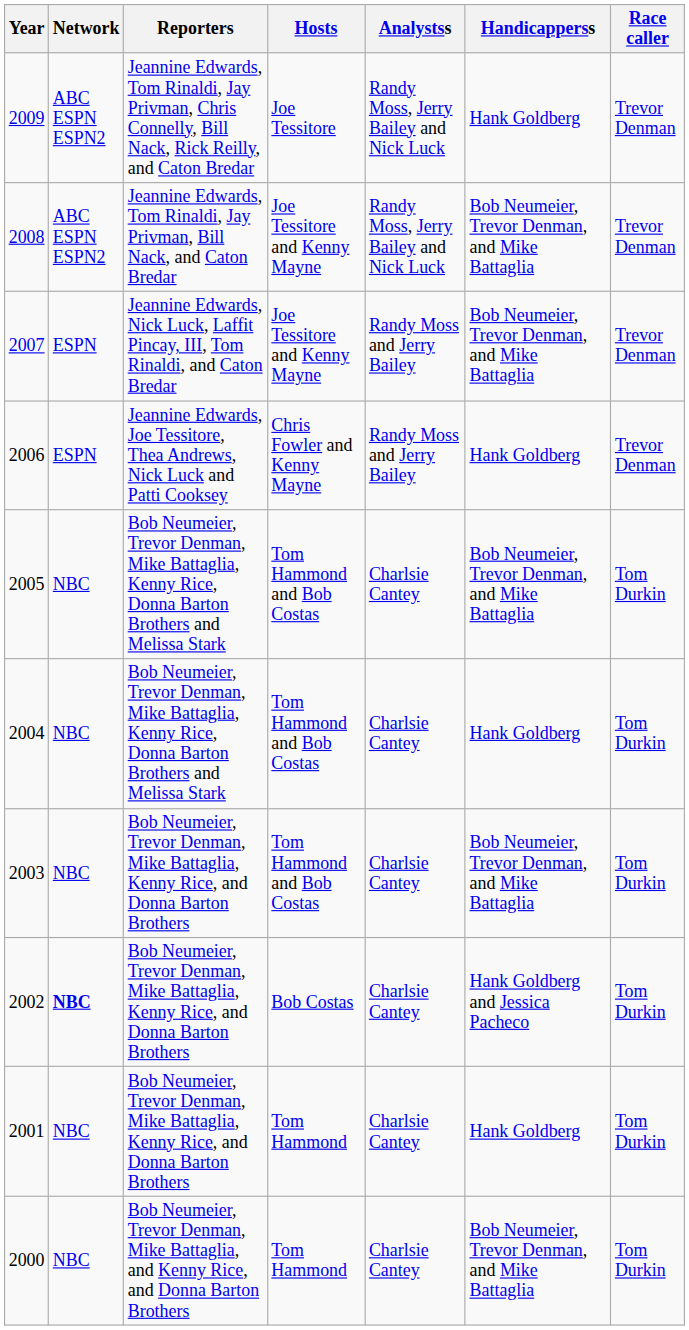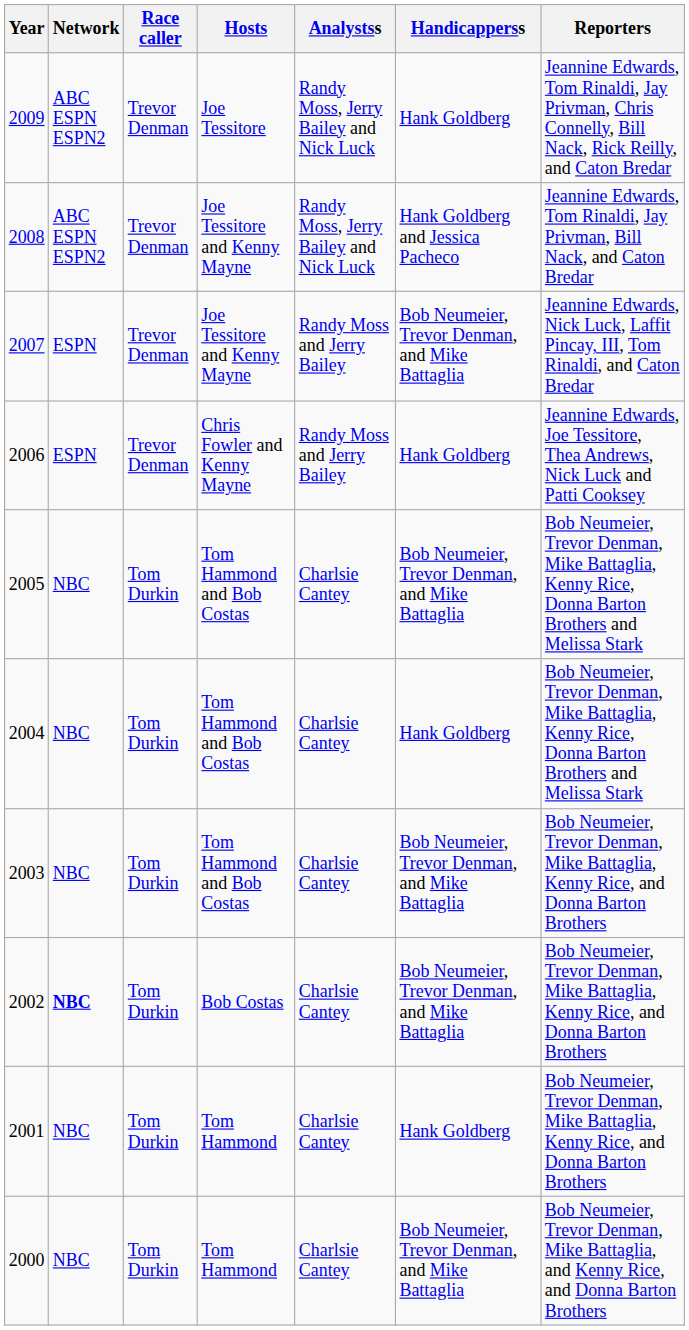columns swapped: (648, 28) <-> (195, 28)
(528, 236) Bob Neumeier, Trevor Denman, and Mike Battaglia -> (455, 236) Hank Goldberg and Jessica Pacheco
(525, 1002) Hank Goldberg and Jessica Pacheco -> (458, 1002) Bob Neumeier, Trevor Denman, and Mike Battaglia
